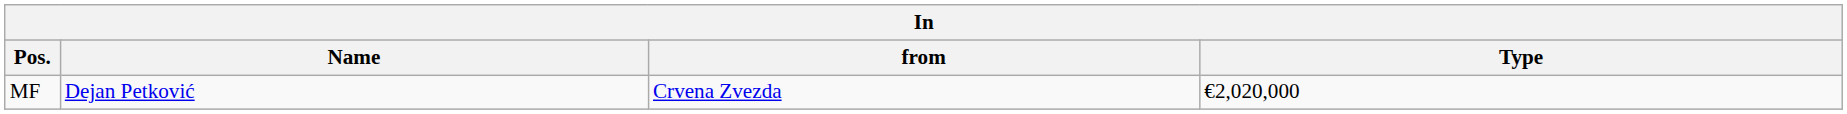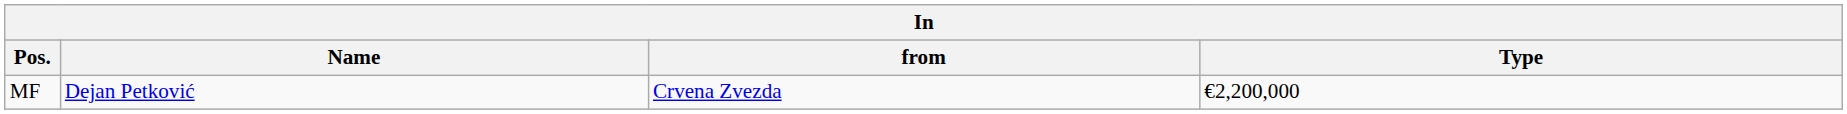(1252, 92) €2,020,000 -> (1252, 92) €2,200,000
